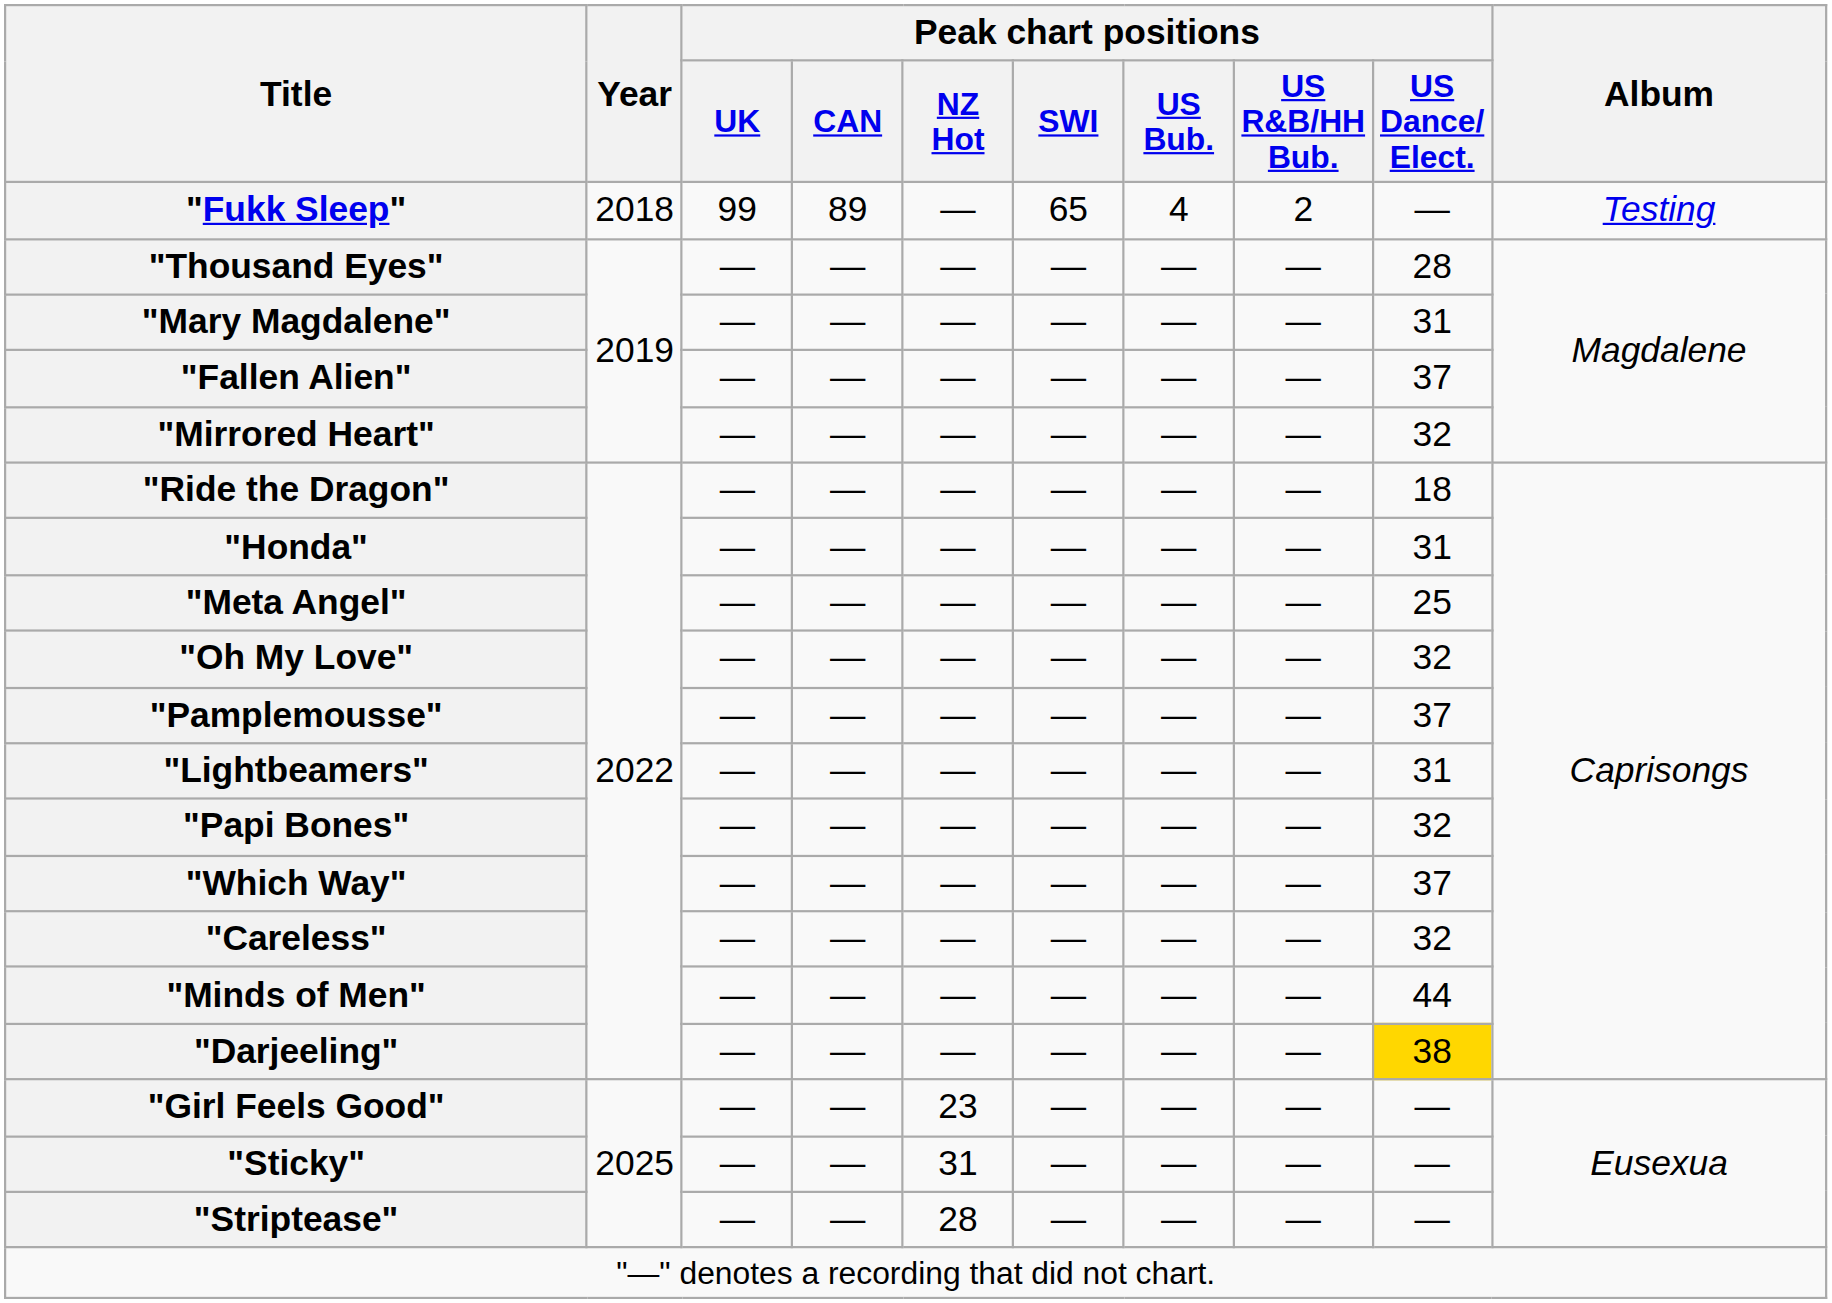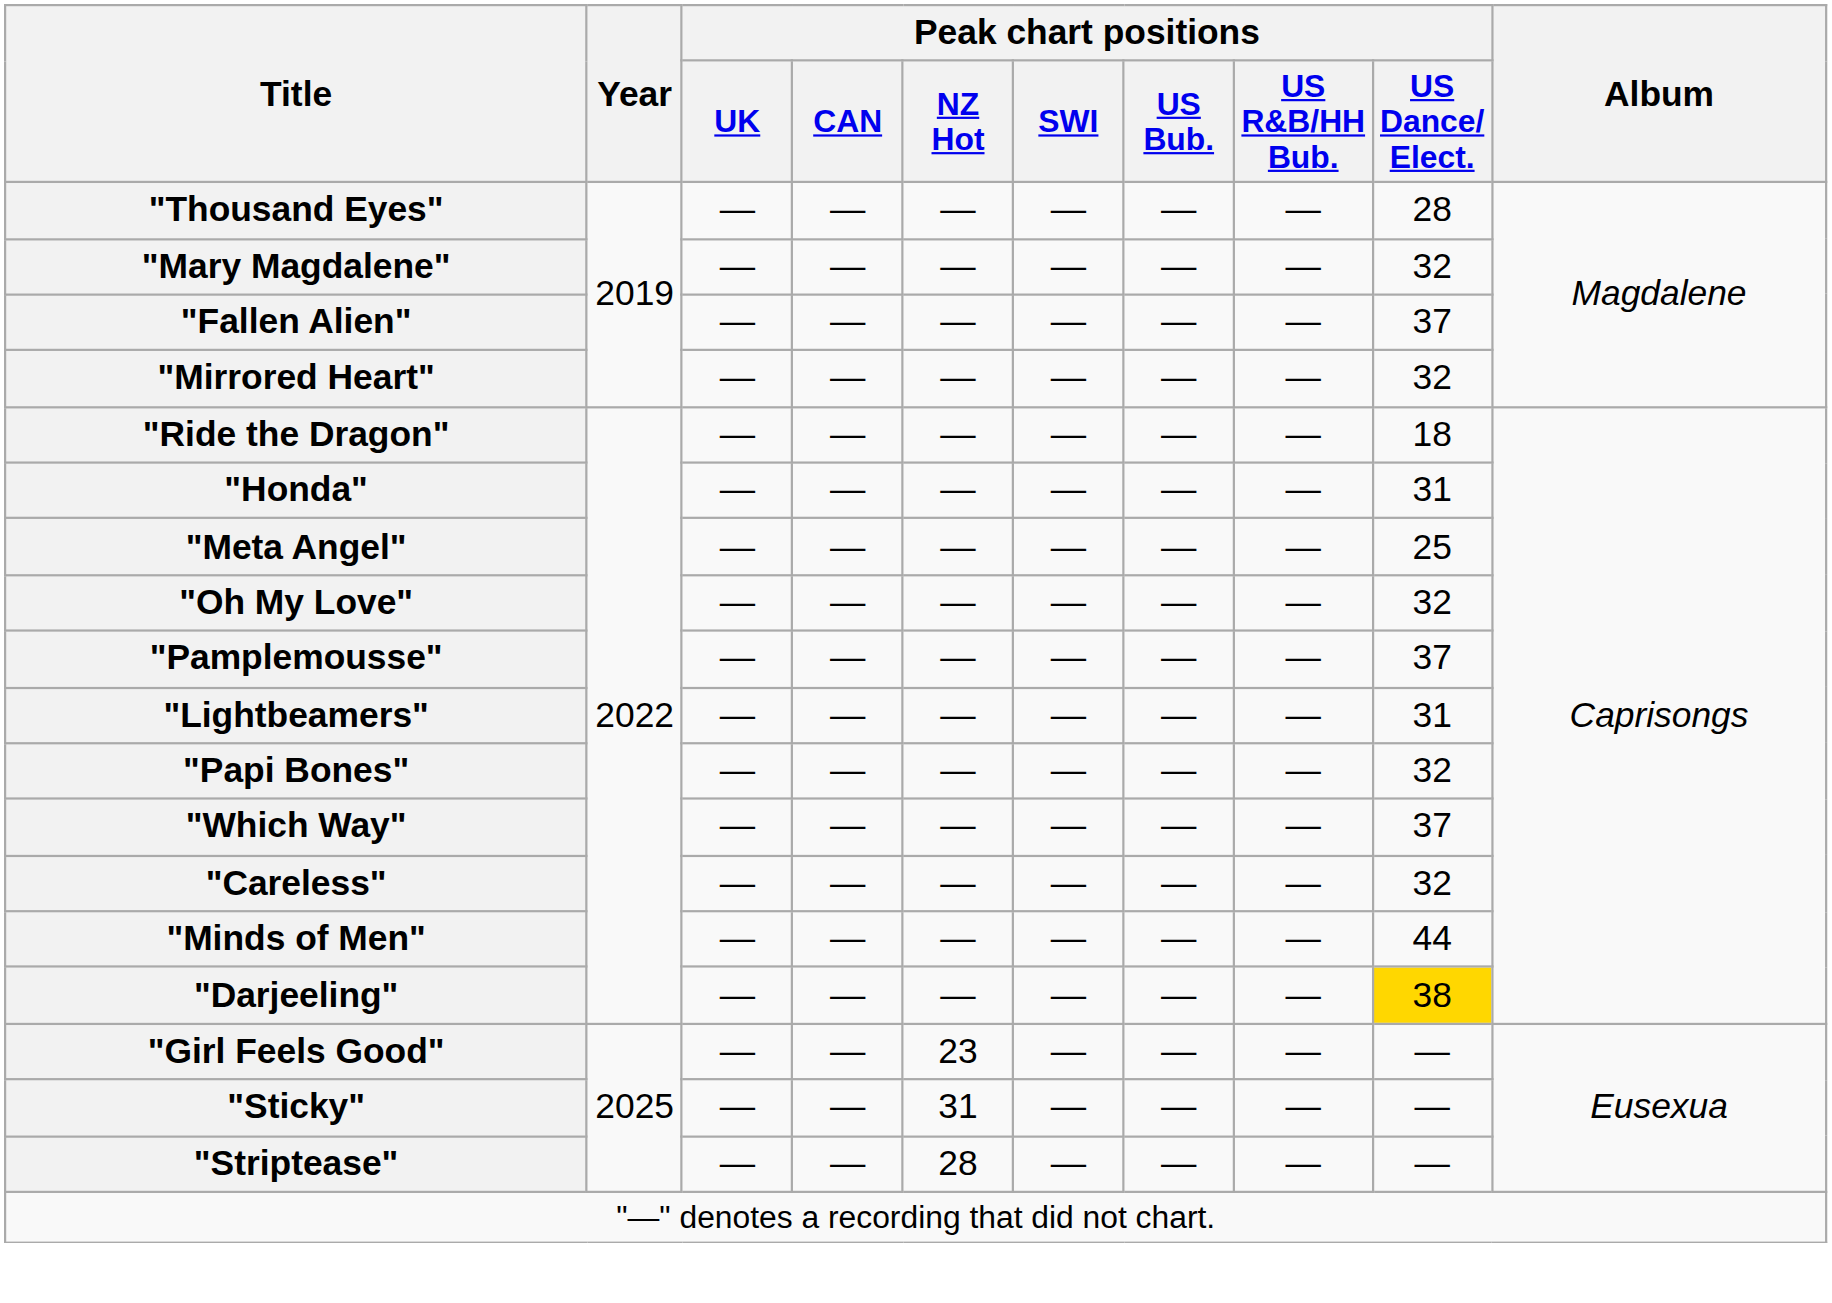- row: (296, 209)
(1432, 321) 31 -> (1432, 265) 32
